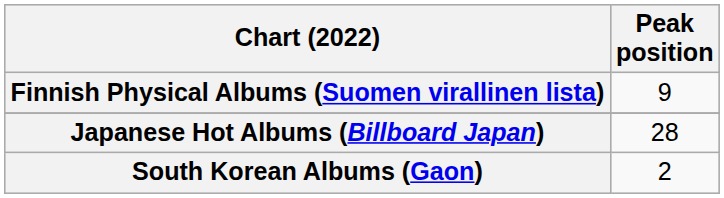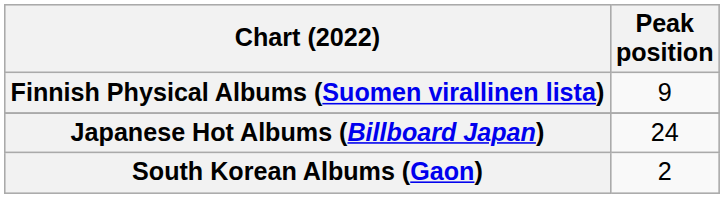(665, 132) 28 -> (665, 132) 24
